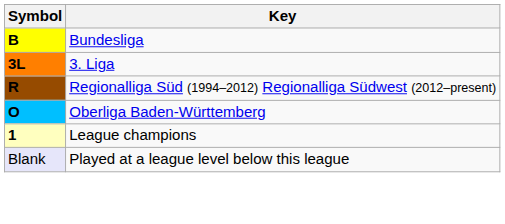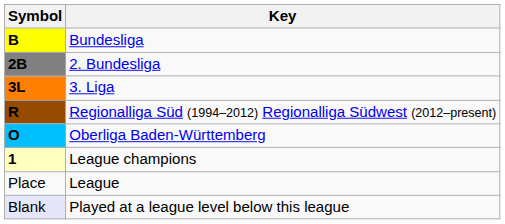+ row: (115, 64)
+ row: (94, 183)
